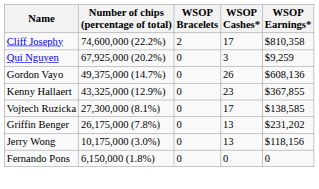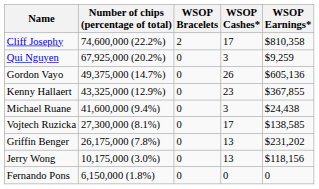(285, 74) $608,136 -> (285, 74) $605,136
+ row: (39, 108)
